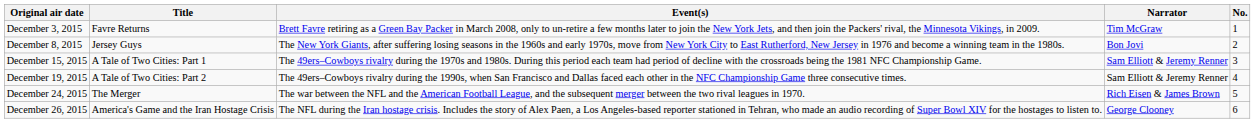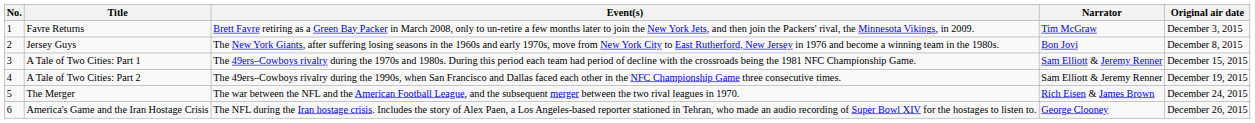columns swapped: (1240, 12) <-> (47, 12)
